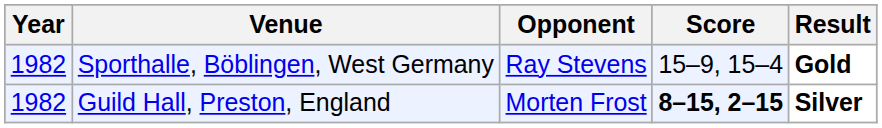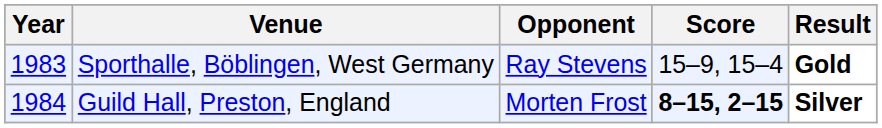(38, 64) 1982 -> (38, 64) 1983
(38, 104) 1982 -> (38, 104) 1984
